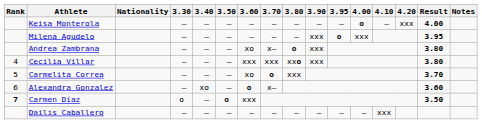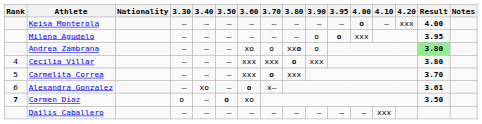(317, 36) xxx -> (317, 36) o
(272, 49) x– -> (272, 49) o
(294, 49) o -> (294, 49) xxo
(317, 49) xxx -> (317, 49) o
(434, 49) no background -> (434, 49) lightgreen background
(294, 62) xxo -> (294, 62) o
(249, 74) xo -> (249, 74) xxx
(434, 87) 3.60 -> (434, 87) 3.61
(249, 100) xxx -> (249, 100) xo
